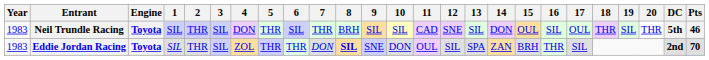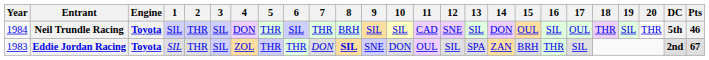(17, 29) 1983 -> (17, 29) 1984
(695, 46) 70 -> (695, 46) 67
